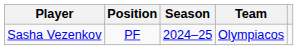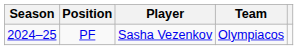columns swapped: (188, 14) <-> (54, 14)
